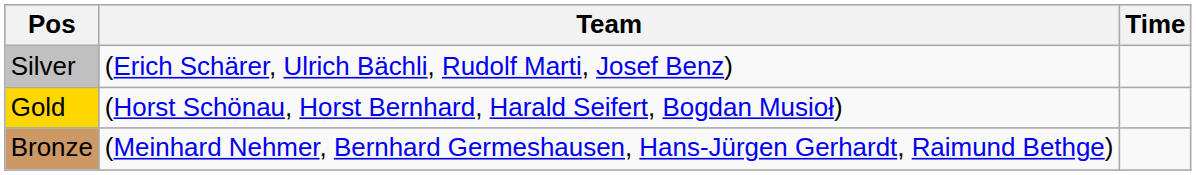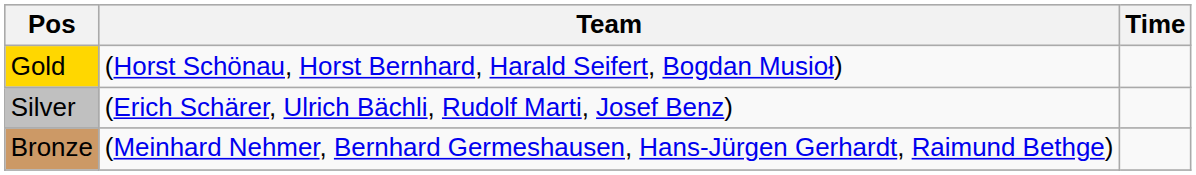rows swapped: (38, 107) <-> (43, 66)
